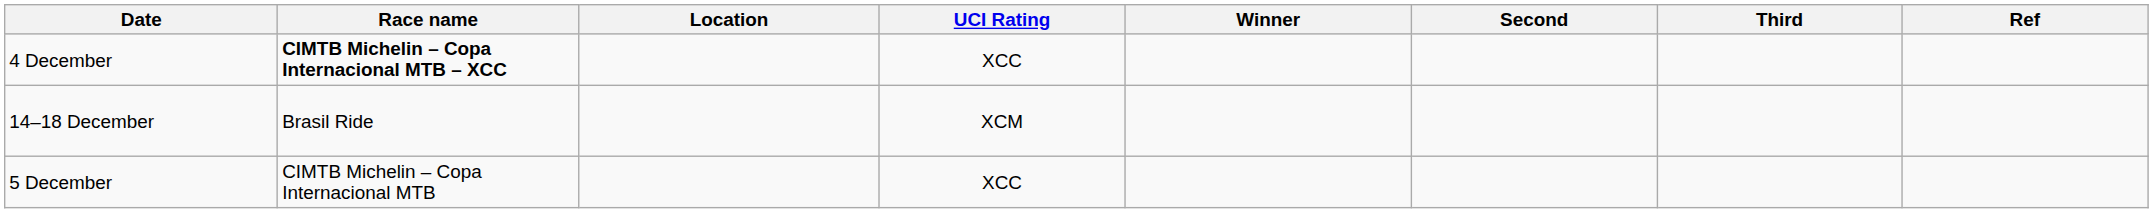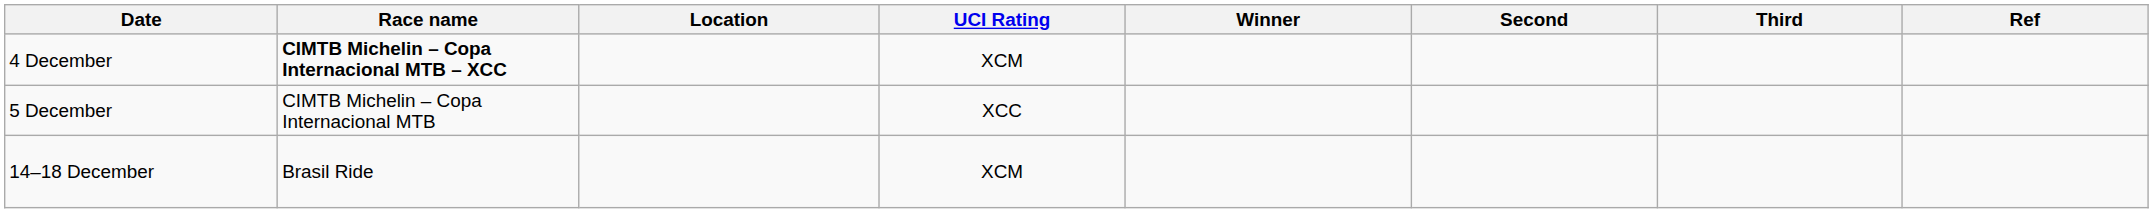(1002, 59) XCC -> (1002, 59) XCM
rows swapped: (61, 182) <-> (82, 120)
